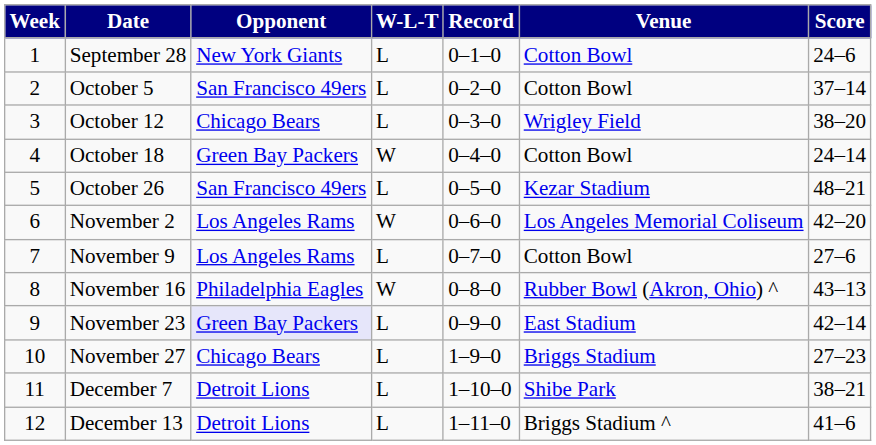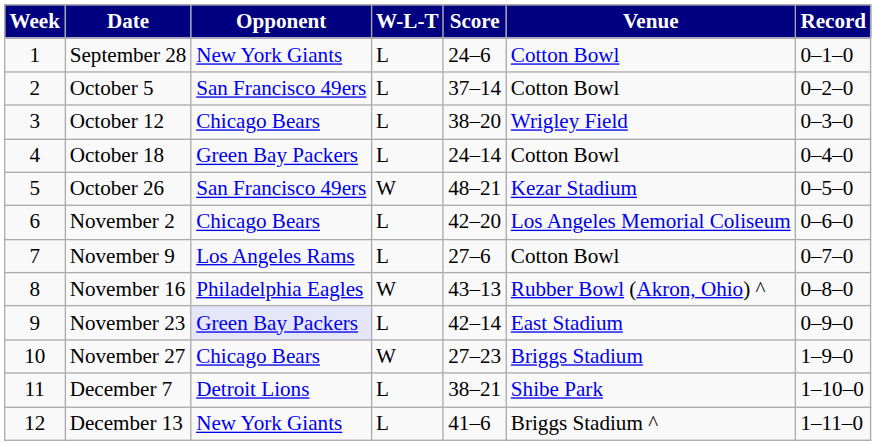columns swapped: (840, 21) <-> (481, 21)
(386, 155) W -> (382, 155) L
(382, 188) L -> (386, 188) W
(275, 222) Los Angeles Rams -> (258, 222) Chicago Bears
(386, 222) W -> (382, 222) L
(382, 356) L -> (386, 356) W
(253, 423) Detroit Lions -> (269, 423) New York Giants
